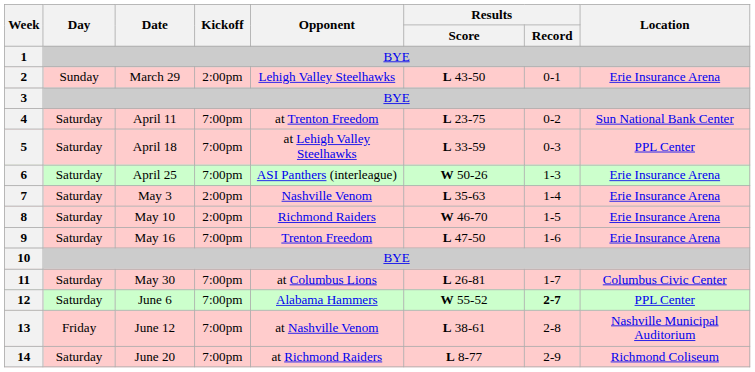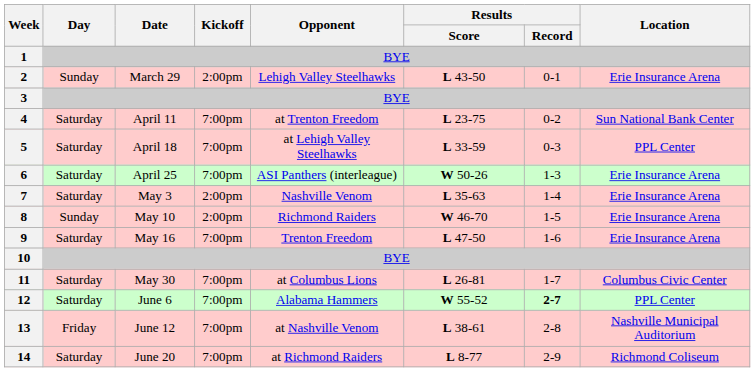(79, 216) Saturday -> (79, 216) Sunday
